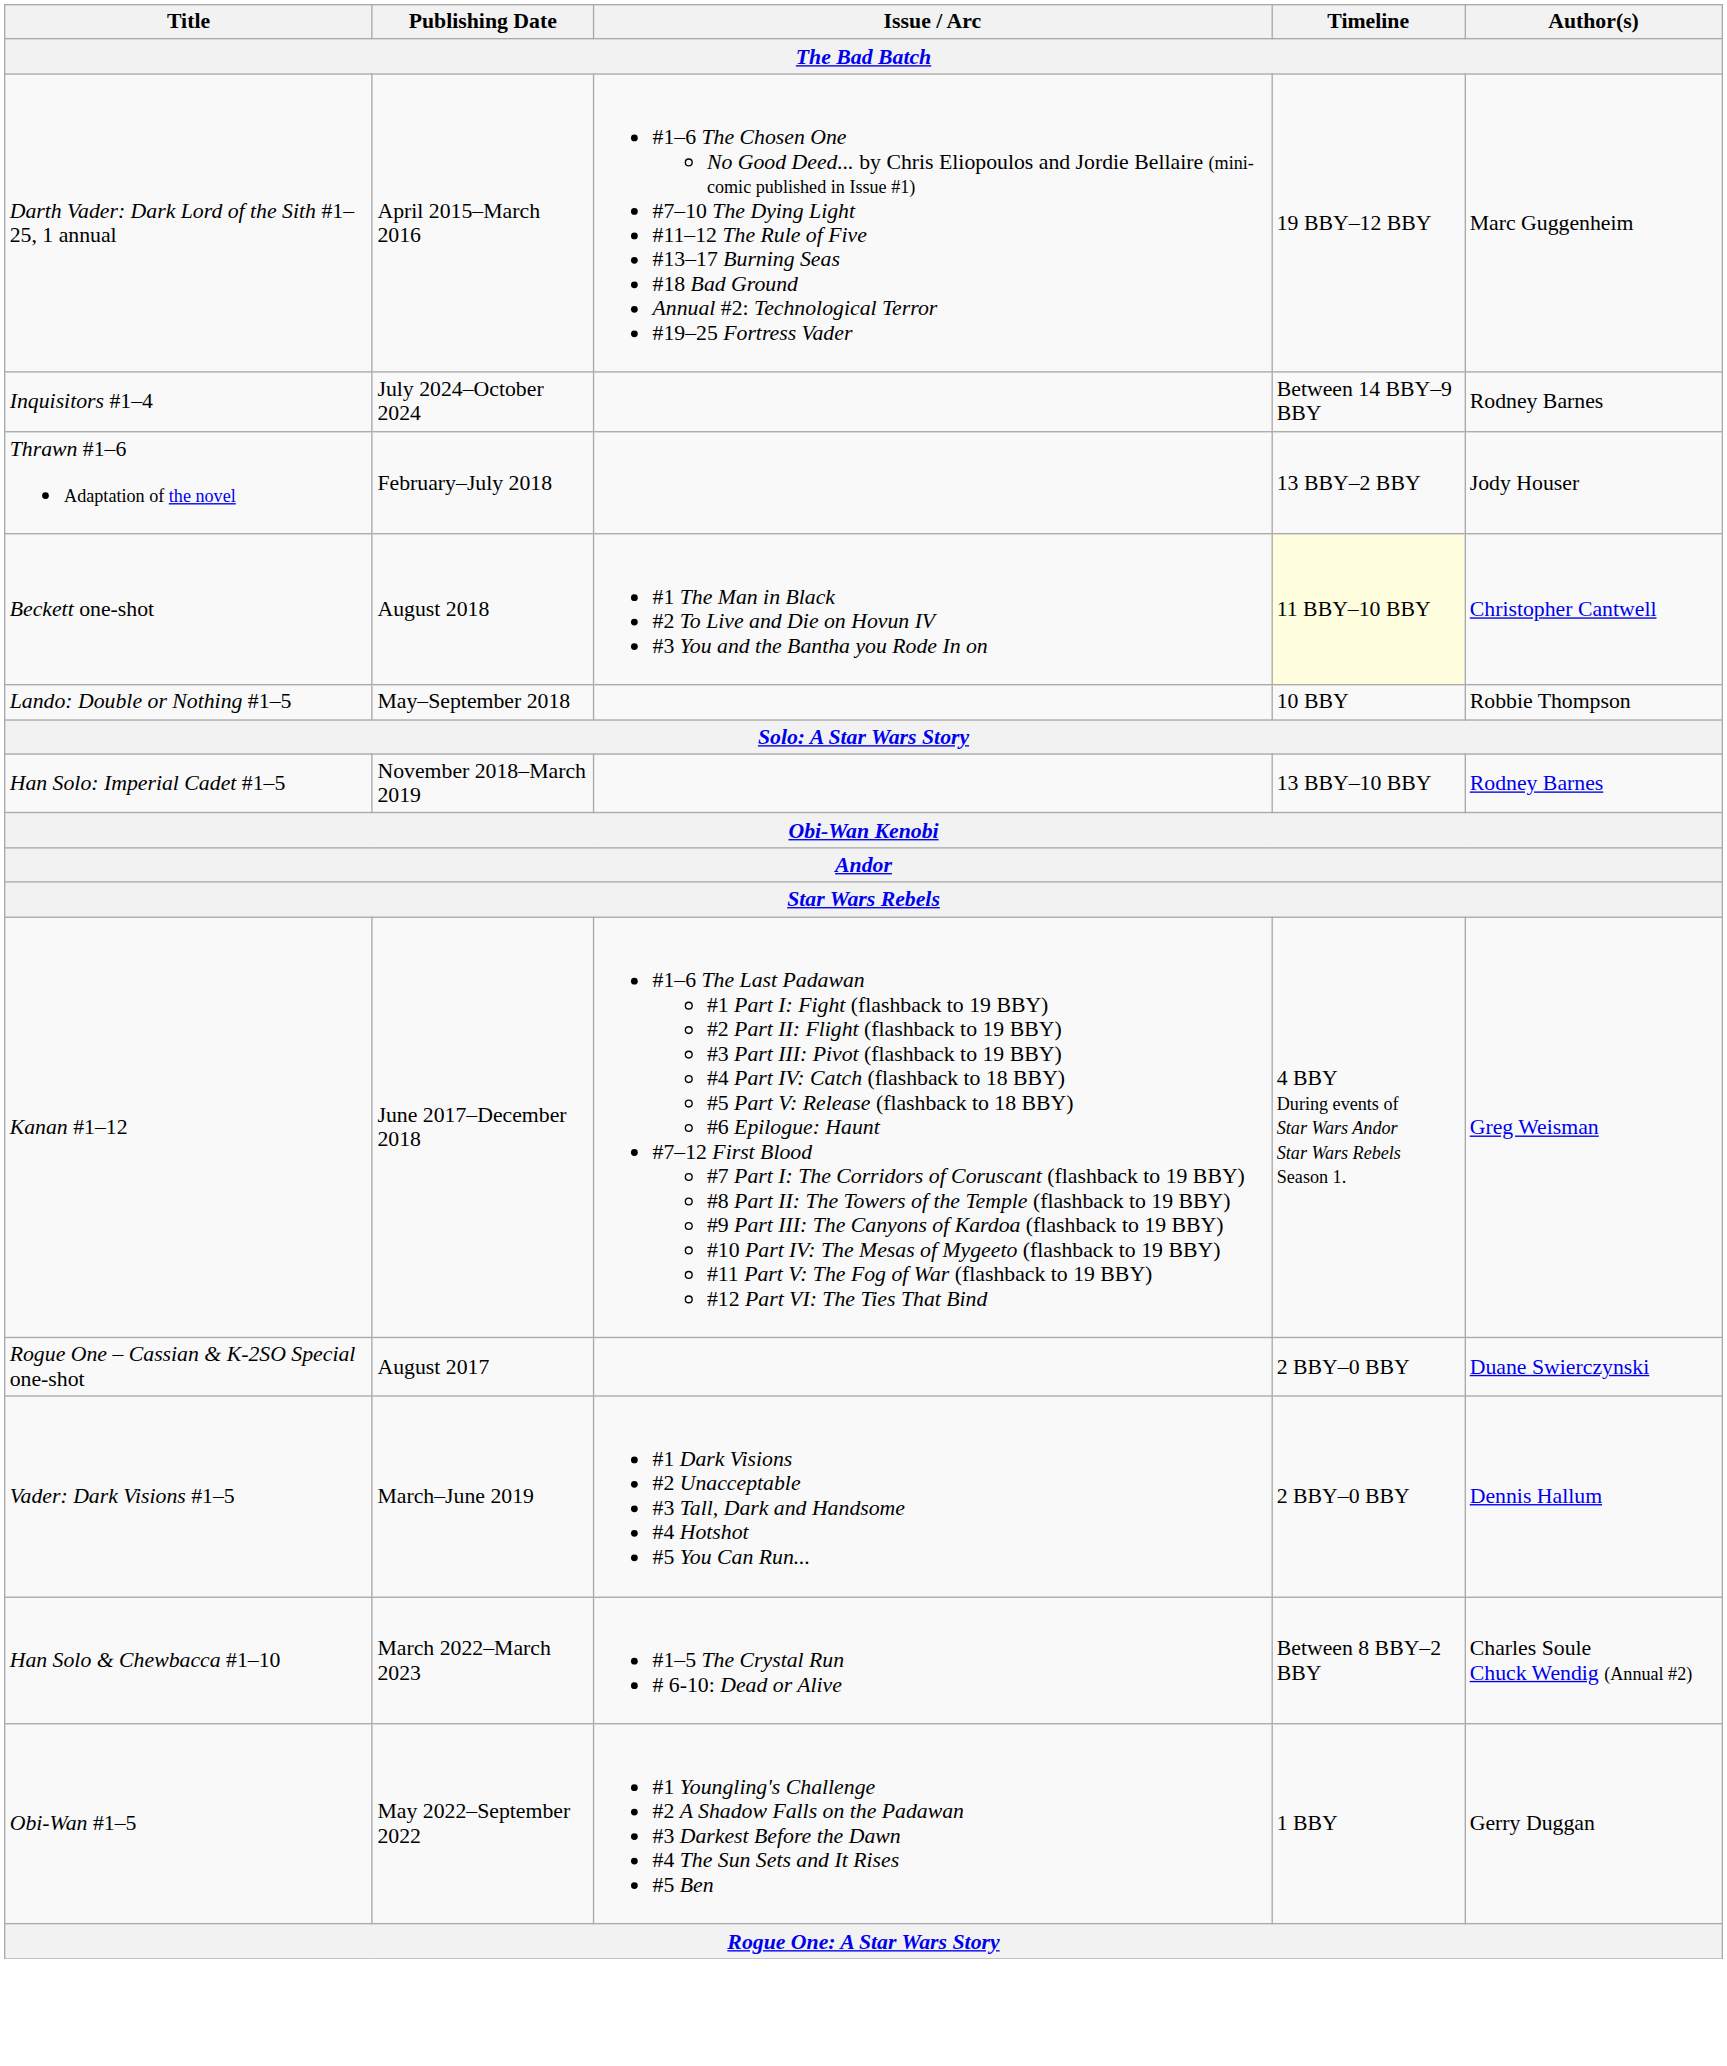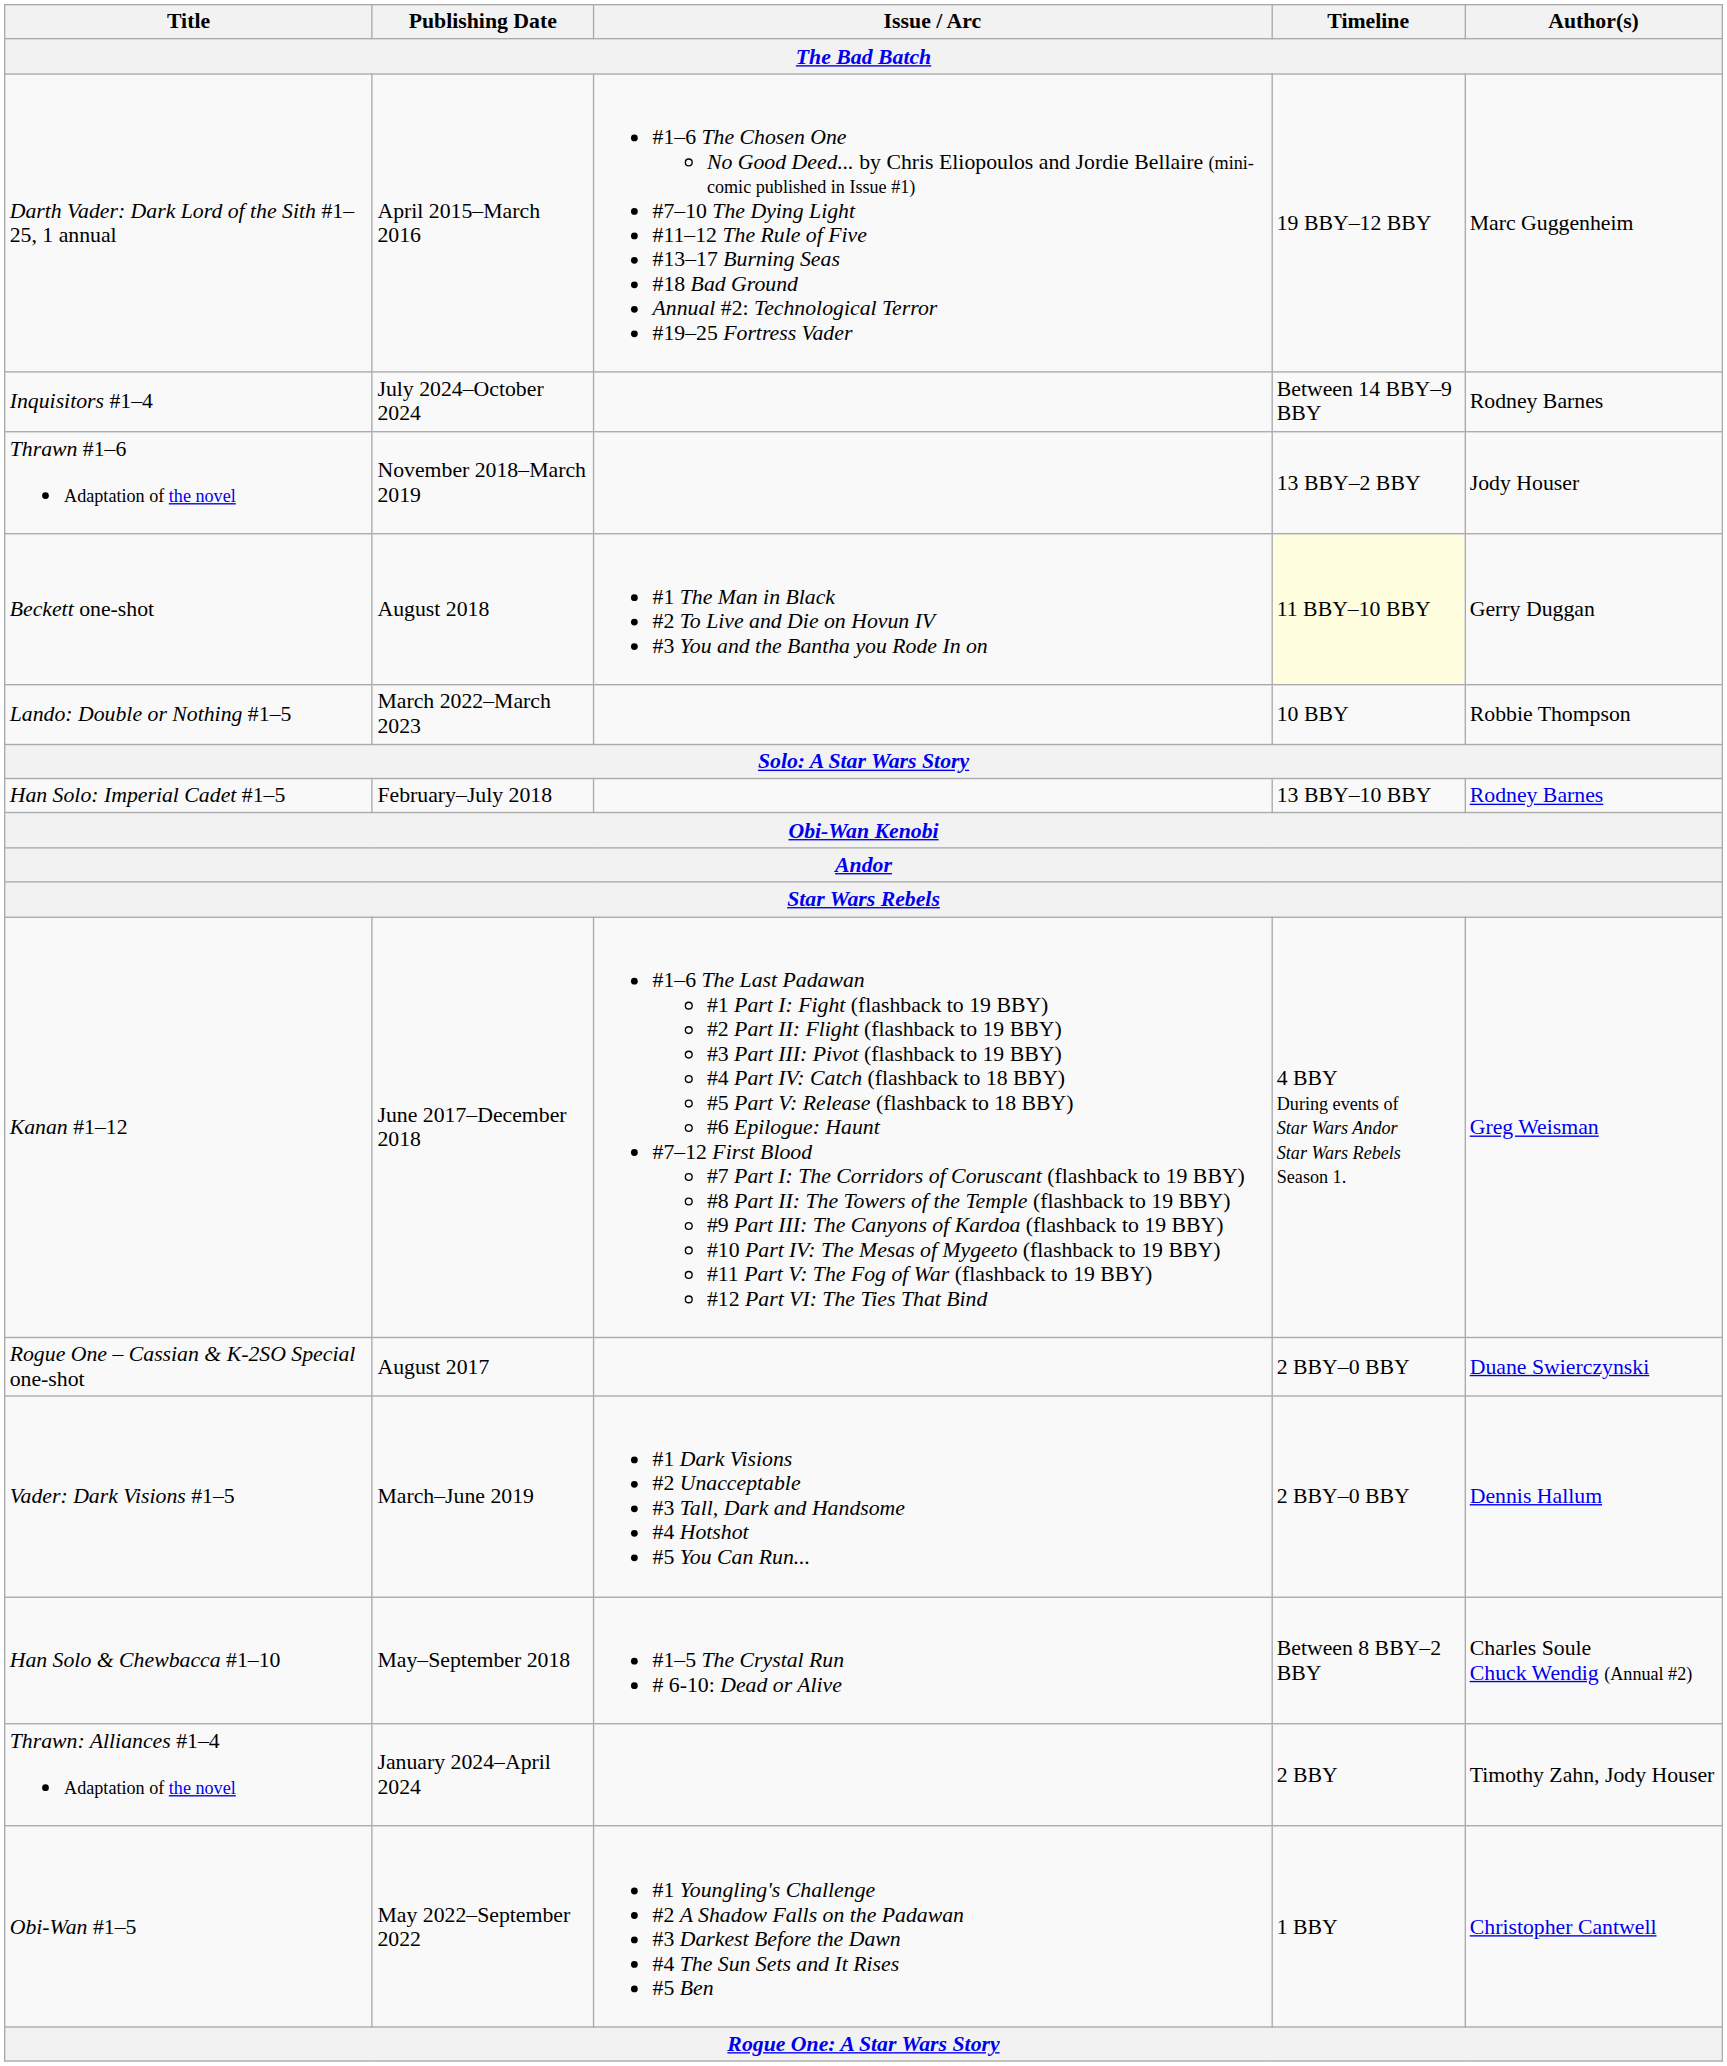(465, 482) February–July 2018 -> (482, 482) November 2018–March 2019
(1563, 609) Christopher Cantwell -> (1532, 609) Gerry Duggan
(474, 702) May–September 2018 -> (464, 714) March 2022–March 2023
(482, 783) November 2018–March 2019 -> (465, 795) February–July 2018
(464, 1660) March 2022–March 2023 -> (474, 1660) May–September 2018
+ row: (189, 1764)
(1532, 1823) Gerry Duggan -> (1563, 1926) Christopher Cantwell
